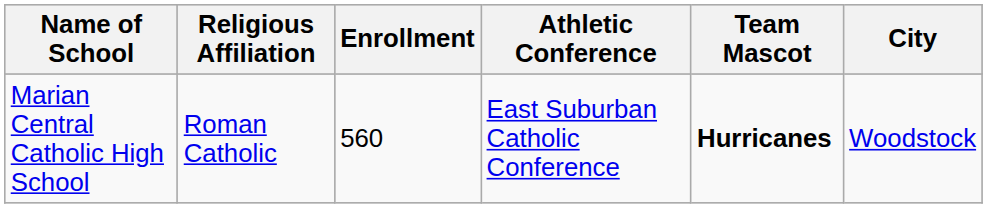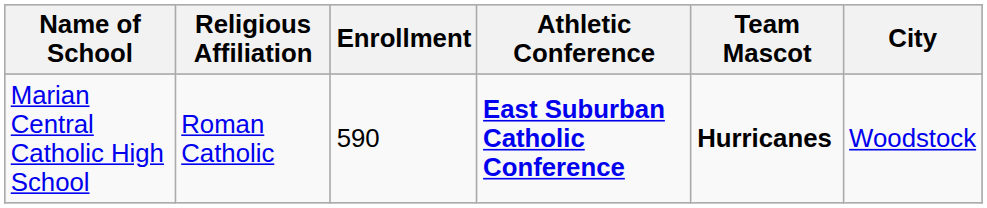(362, 138) 560 -> (358, 138) 590
(572, 138) normal -> (574, 138) bold
